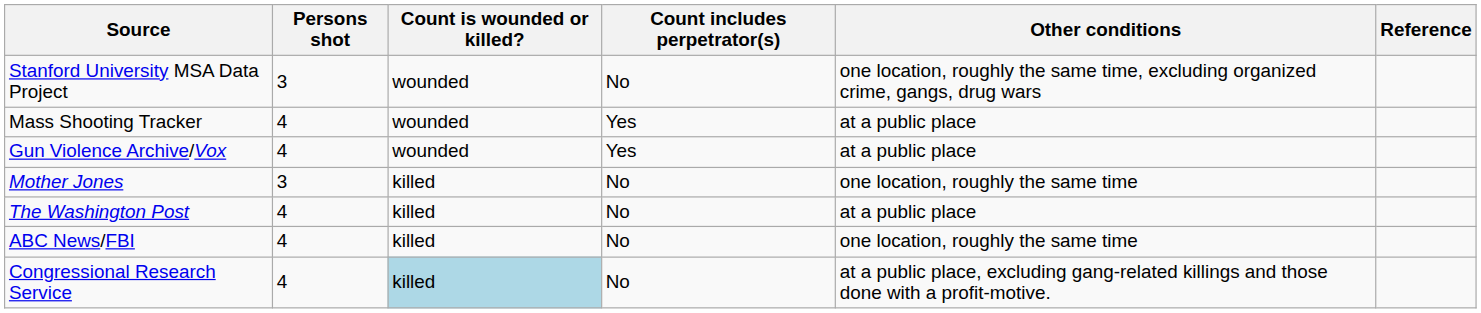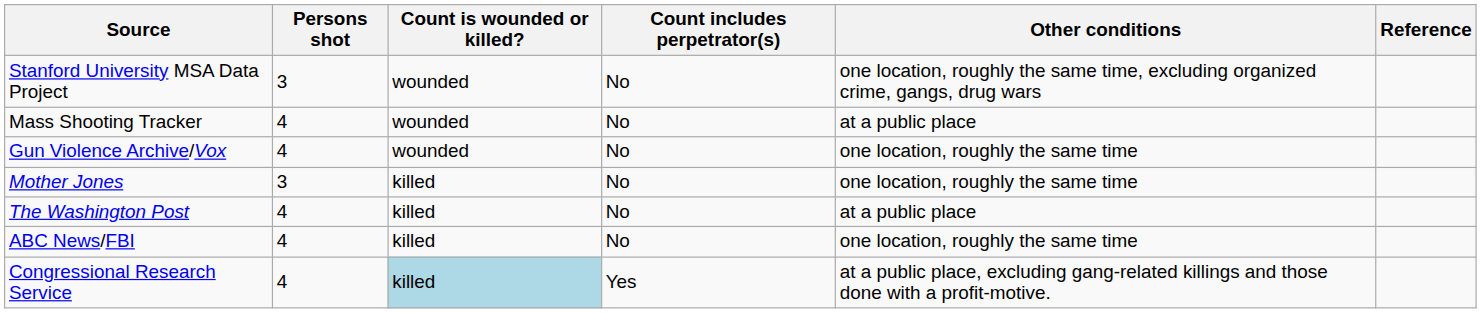(621, 121) Yes -> (618, 121) No
(621, 151) Yes -> (618, 151) No
(908, 151) at a public place -> (989, 151) one location, roughly the same time
(618, 282) No -> (621, 282) Yes
